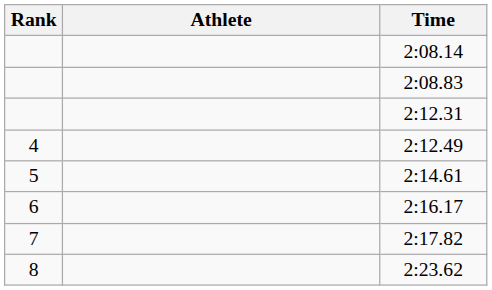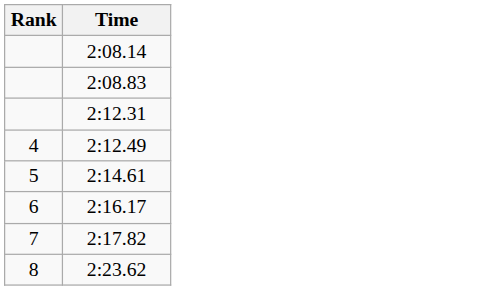- column: (221, 20)
